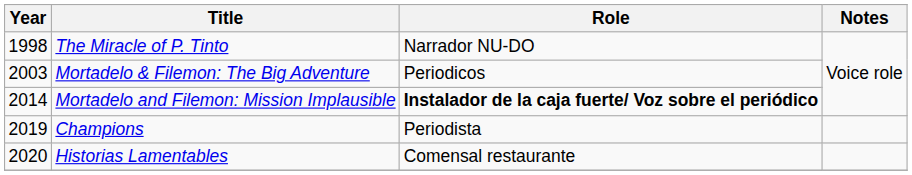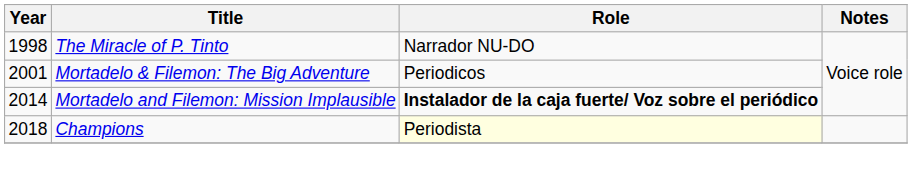(28, 73) 2003 -> (28, 73) 2001
(28, 128) 2019 -> (28, 128) 2018
(442, 128) no background -> (442, 128) lightyellow background
- row: (142, 156)
